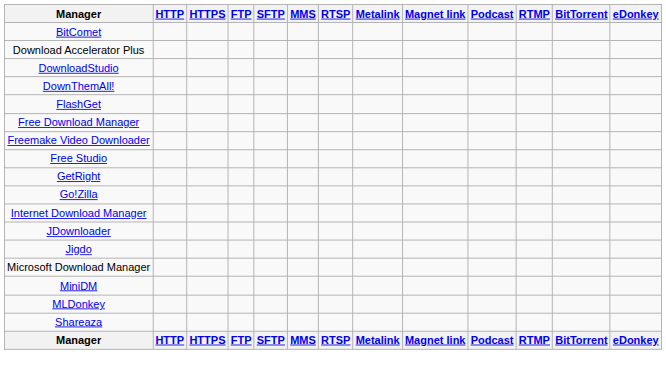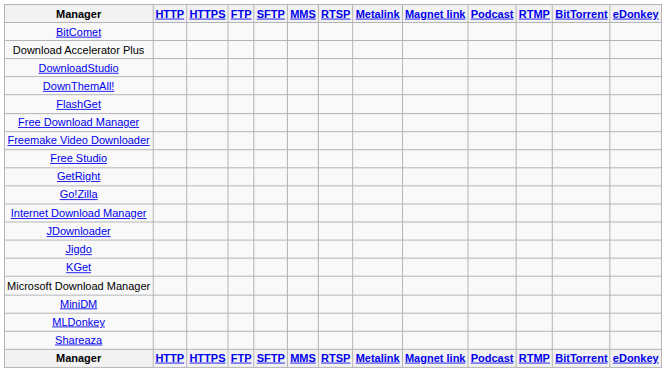+ row: (79, 267)
